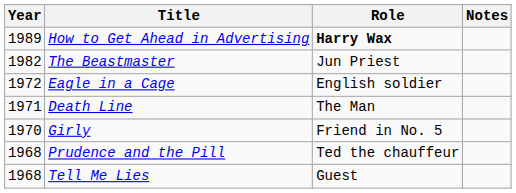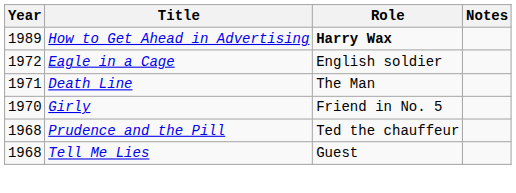- row: (111, 62)
